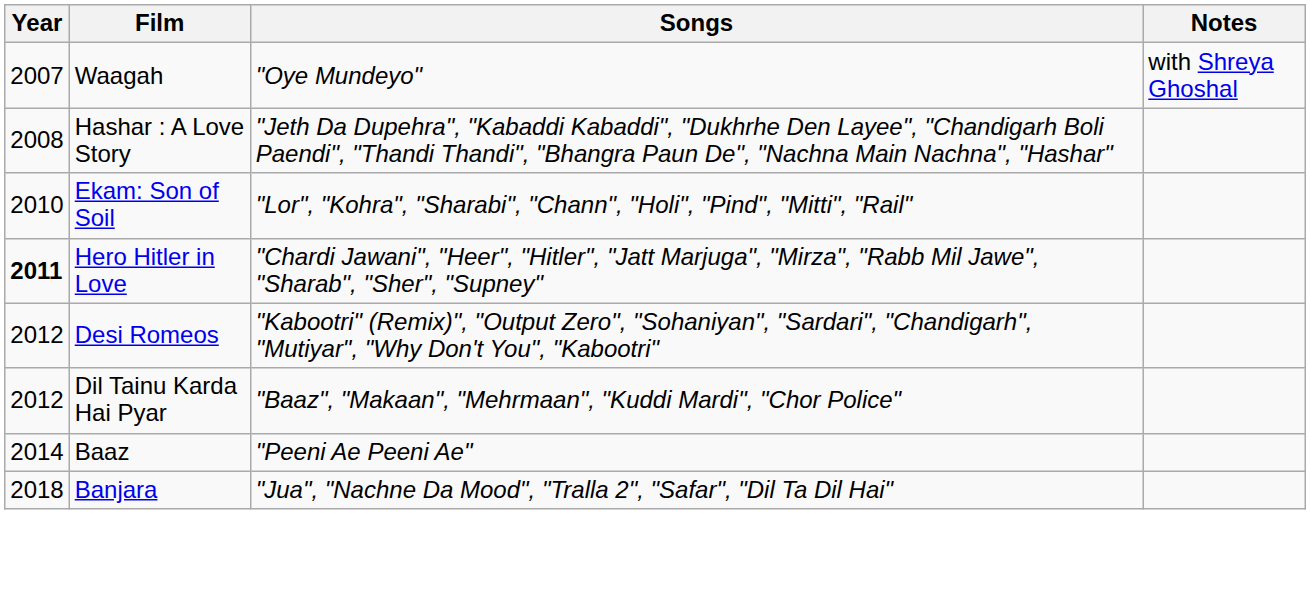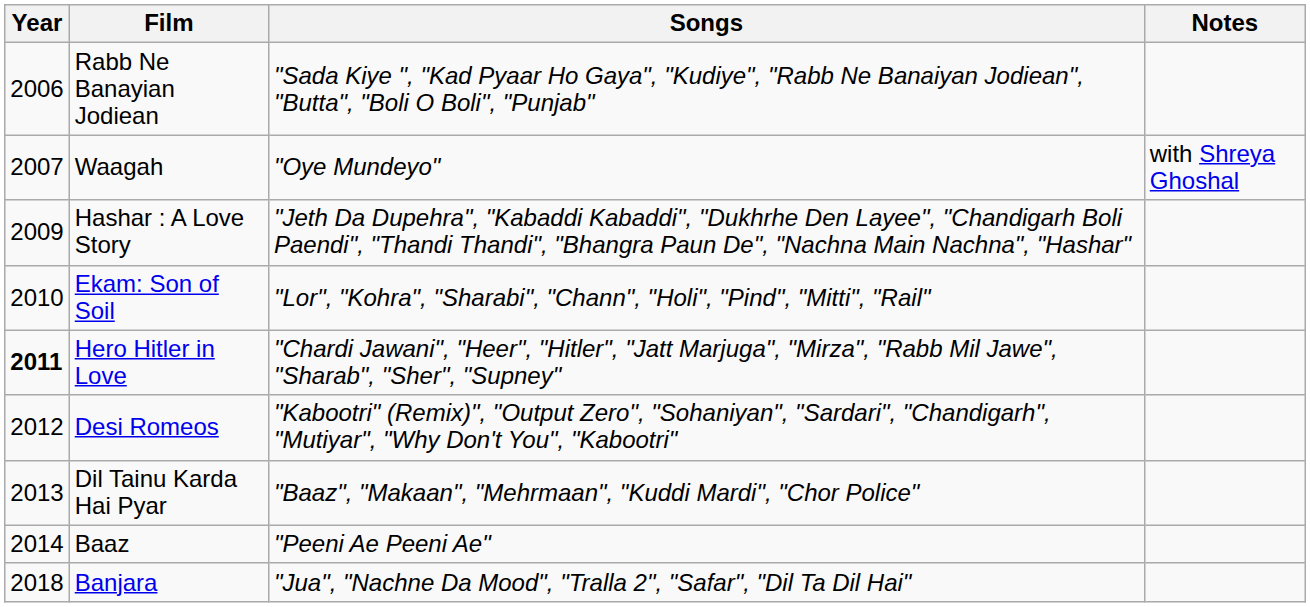+ row: (125, 88)
(37, 140) 2008 -> (37, 232) 2009
(37, 400) 2012 -> (37, 492) 2013
